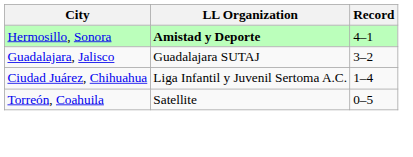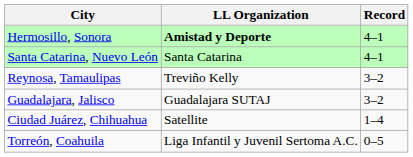+ row: (83, 57)
+ row: (64, 78)
(250, 78) Liga Infantil y Juvenil Sertoma A.C. -> (186, 120) Satellite
(175, 99) Satellite -> (261, 141) Liga Infantil y Juvenil Sertoma A.C.
